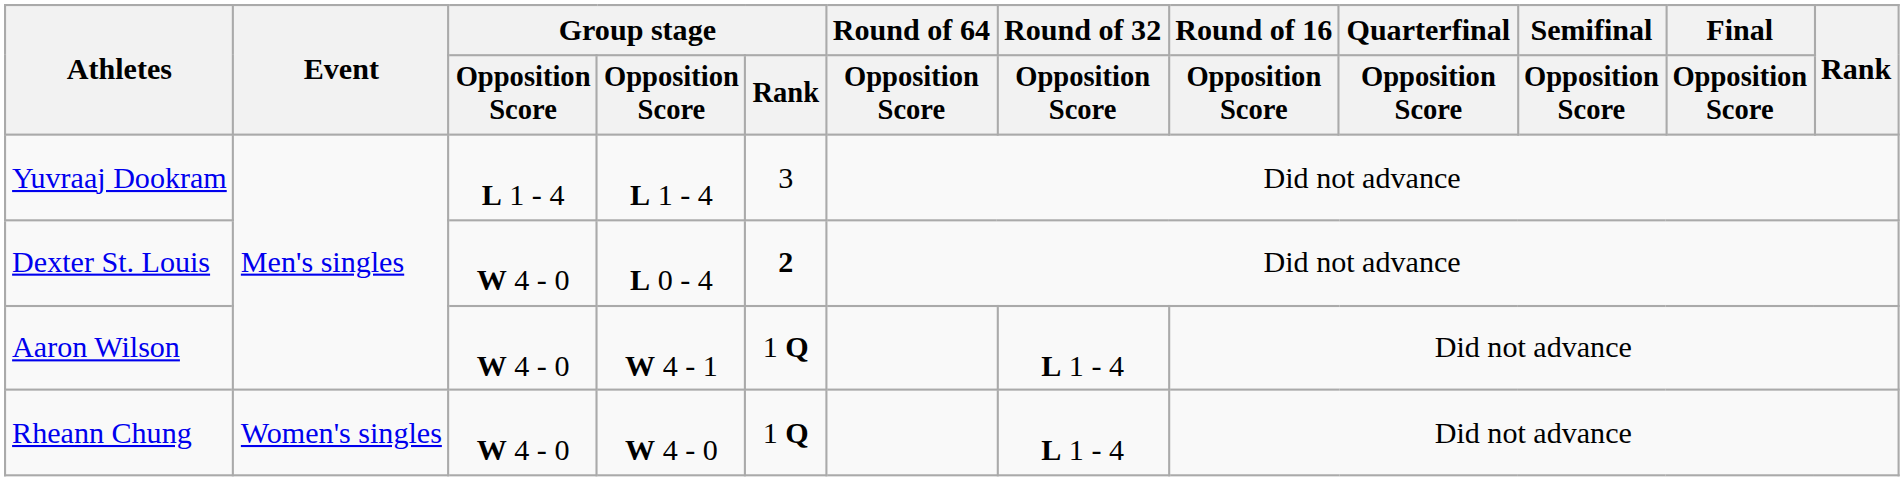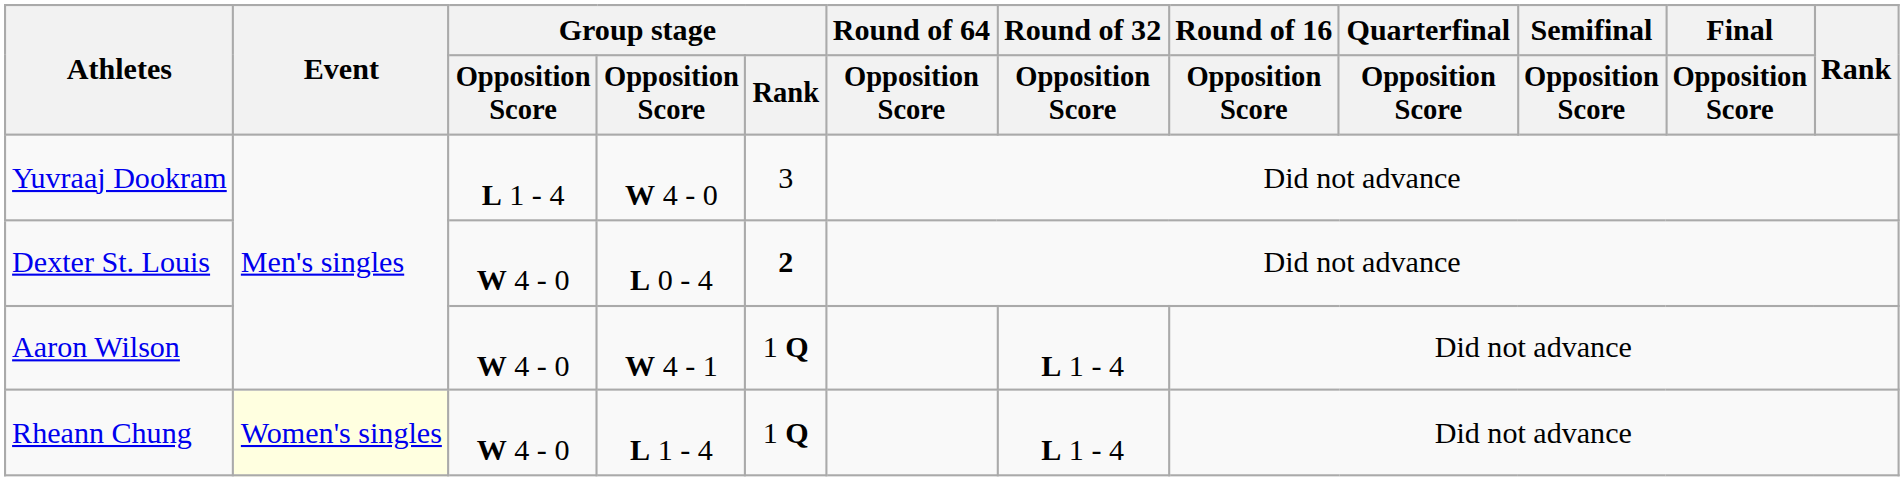(671, 195) L 1 - 4 -> (671, 195) W 4 - 0
(341, 433) no background -> (341, 433) lightyellow background
(671, 450) W 4 - 0 -> (671, 450) L 1 - 4
